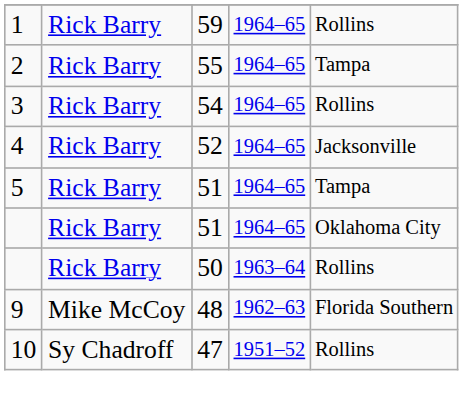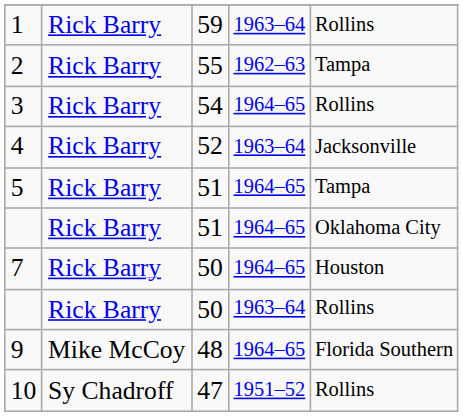(269, 24) 1964–65 -> (269, 24) 1963–64
(269, 65) 1964–65 -> (269, 65) 1962–63
(269, 146) 1964–65 -> (269, 146) 1963–64
+ row: (17, 268)
(269, 308) 1962–63 -> (269, 349) 1964–65
